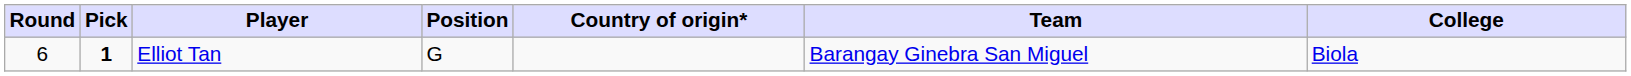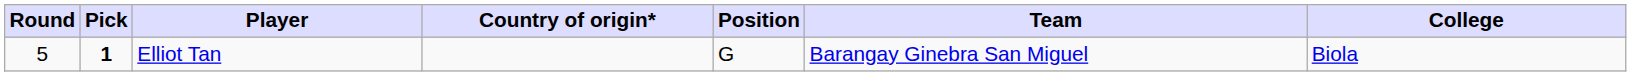columns swapped: (467, 20) <-> (659, 20)
(42, 53) 6 -> (42, 53) 5
